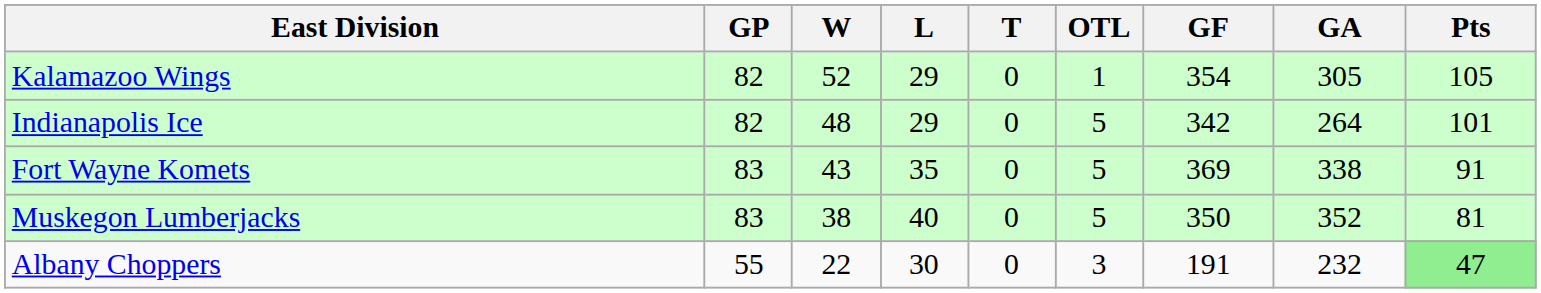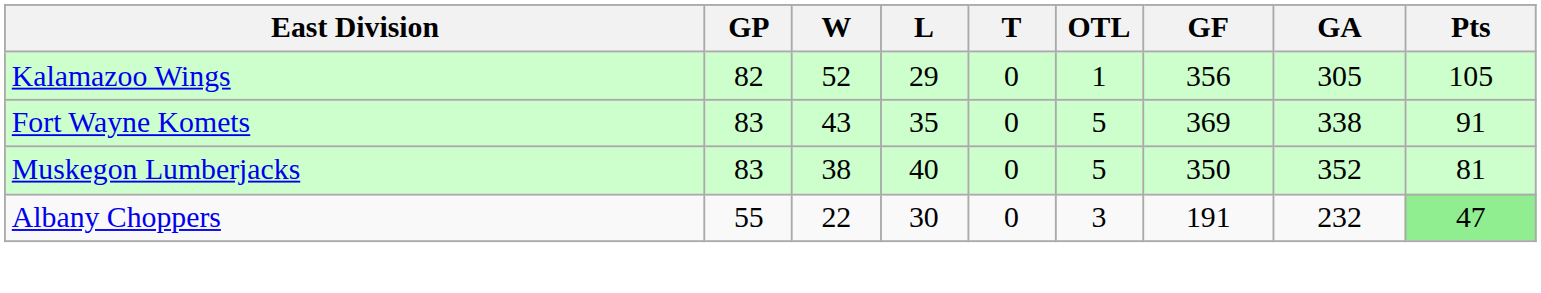(1208, 75) 354 -> (1208, 75) 356
- row: (107, 122)
